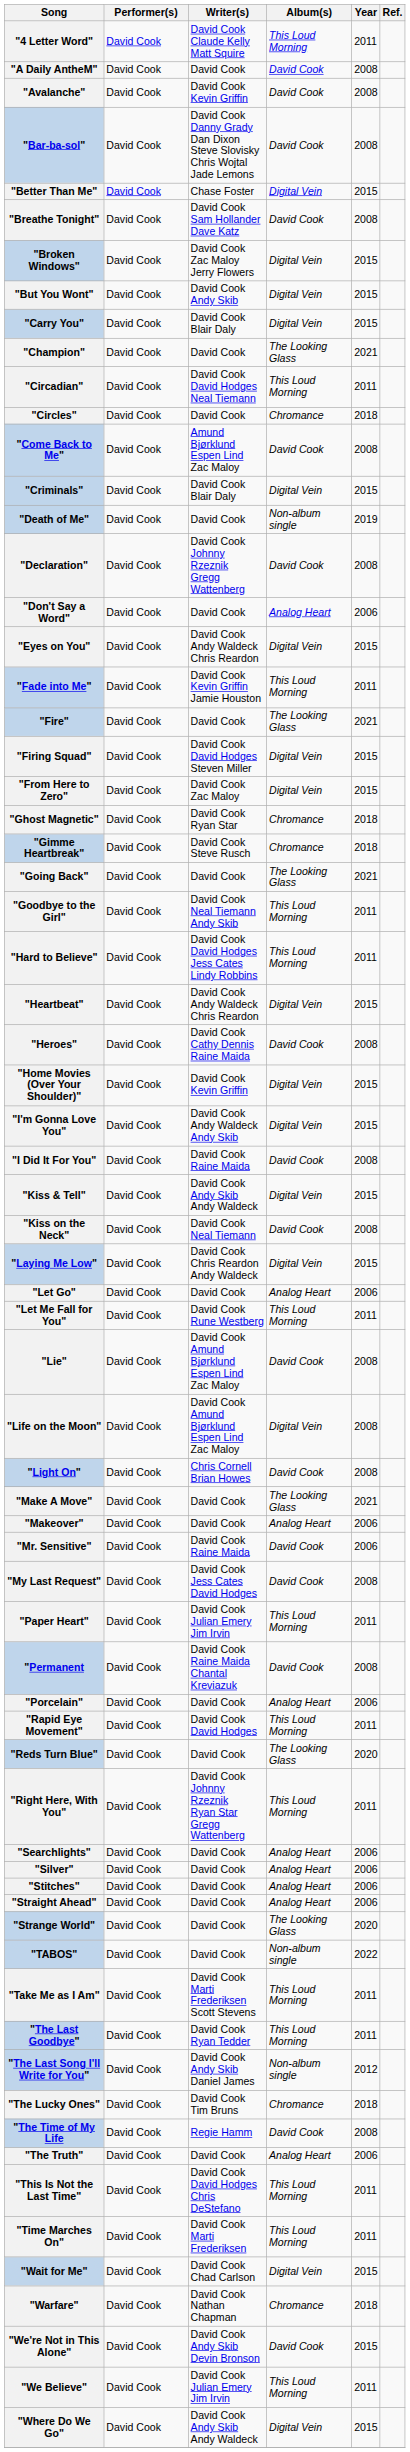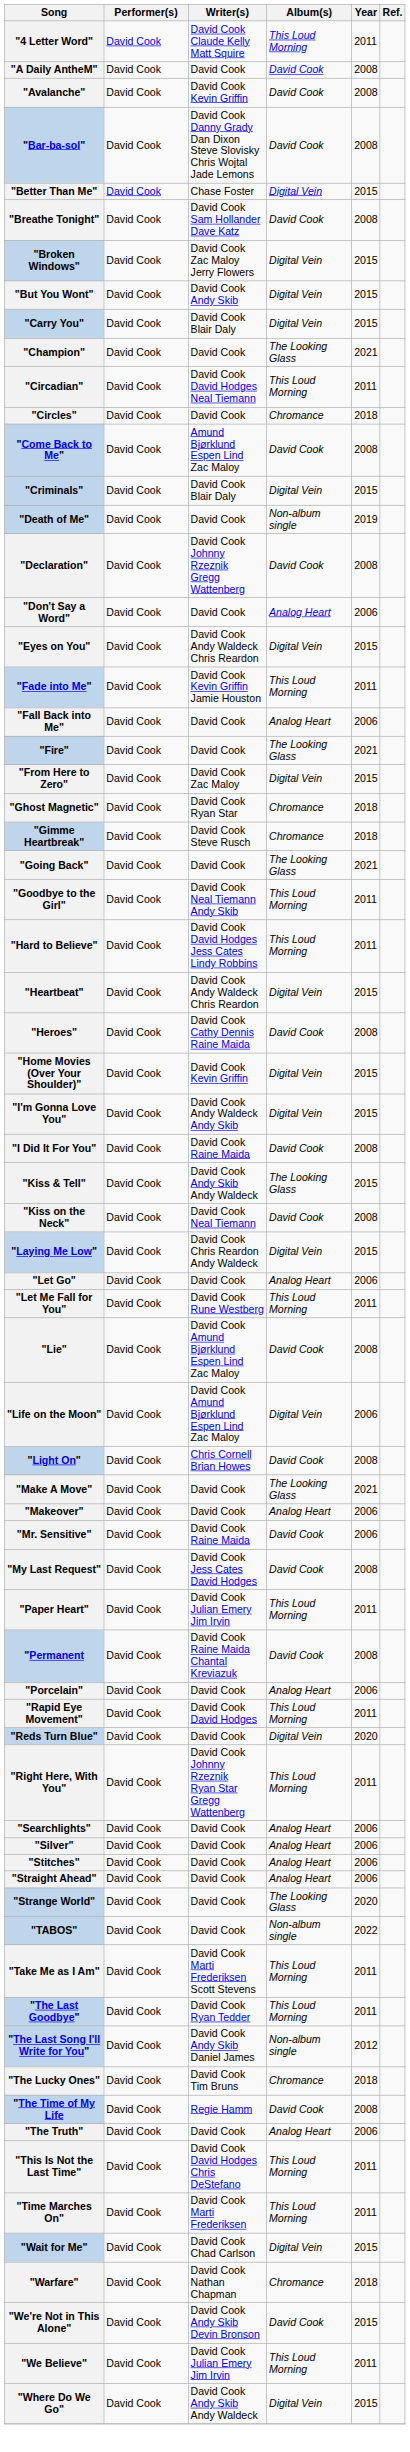+ row: (54, 722)
- row: (54, 756)
(296, 1195) Digital Vein -> (298, 1183) The Looking Glass
(366, 1426) 2008 -> (366, 1414) 2006
(298, 1754) The Looking Glass -> (296, 1736) Digital Vein
